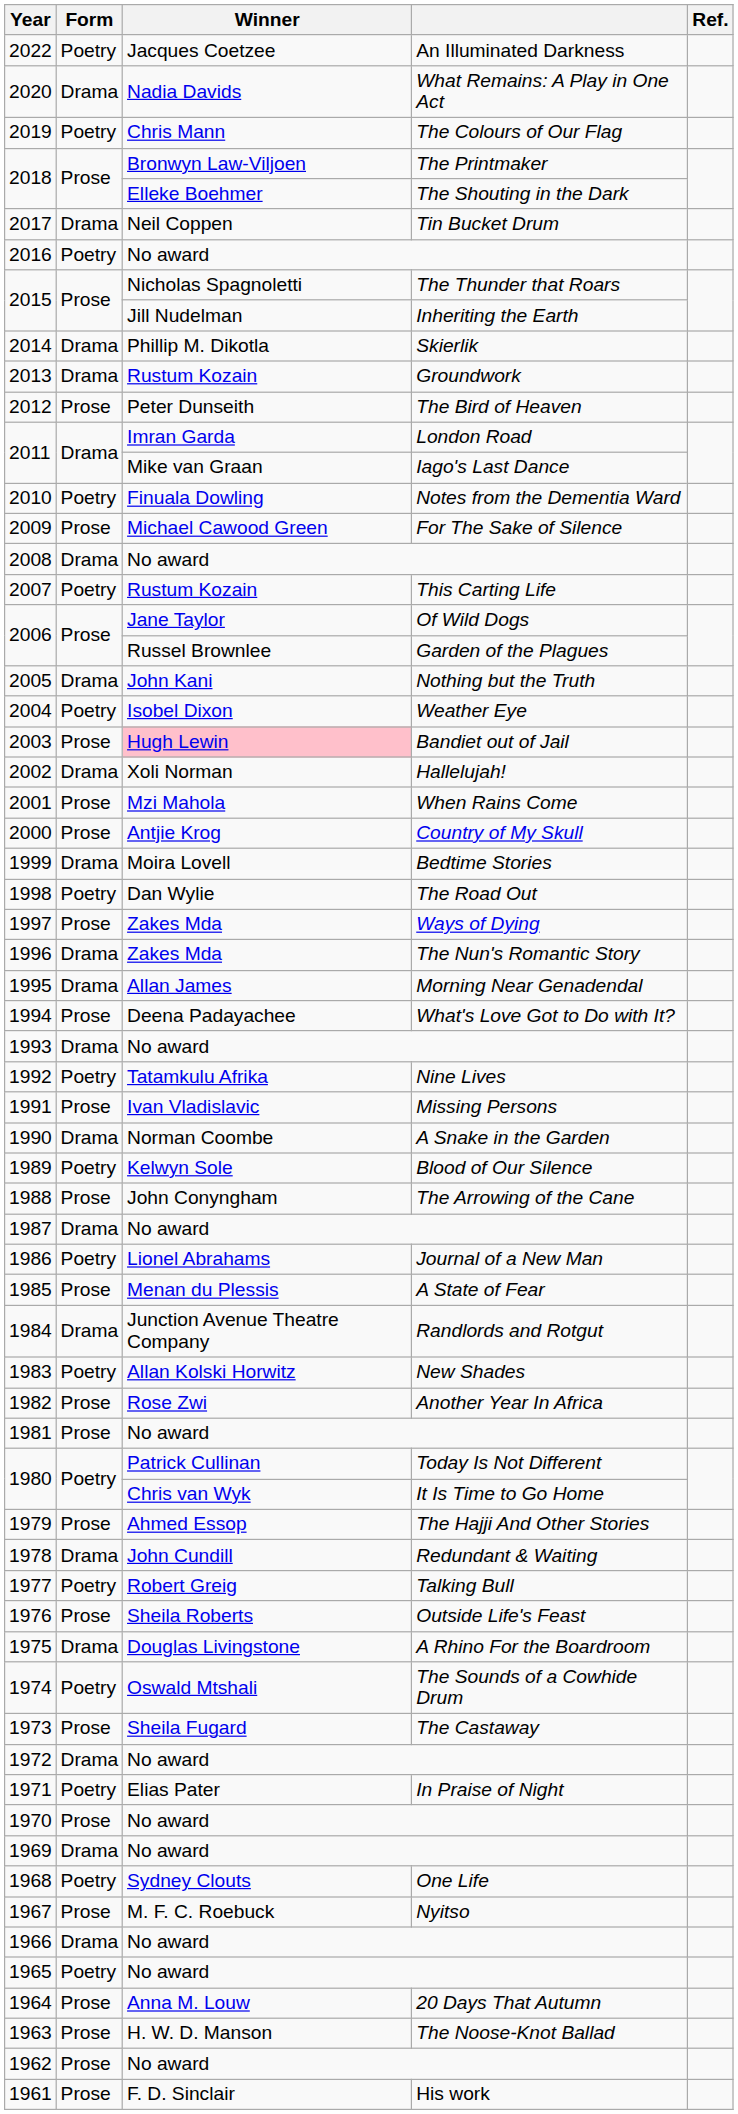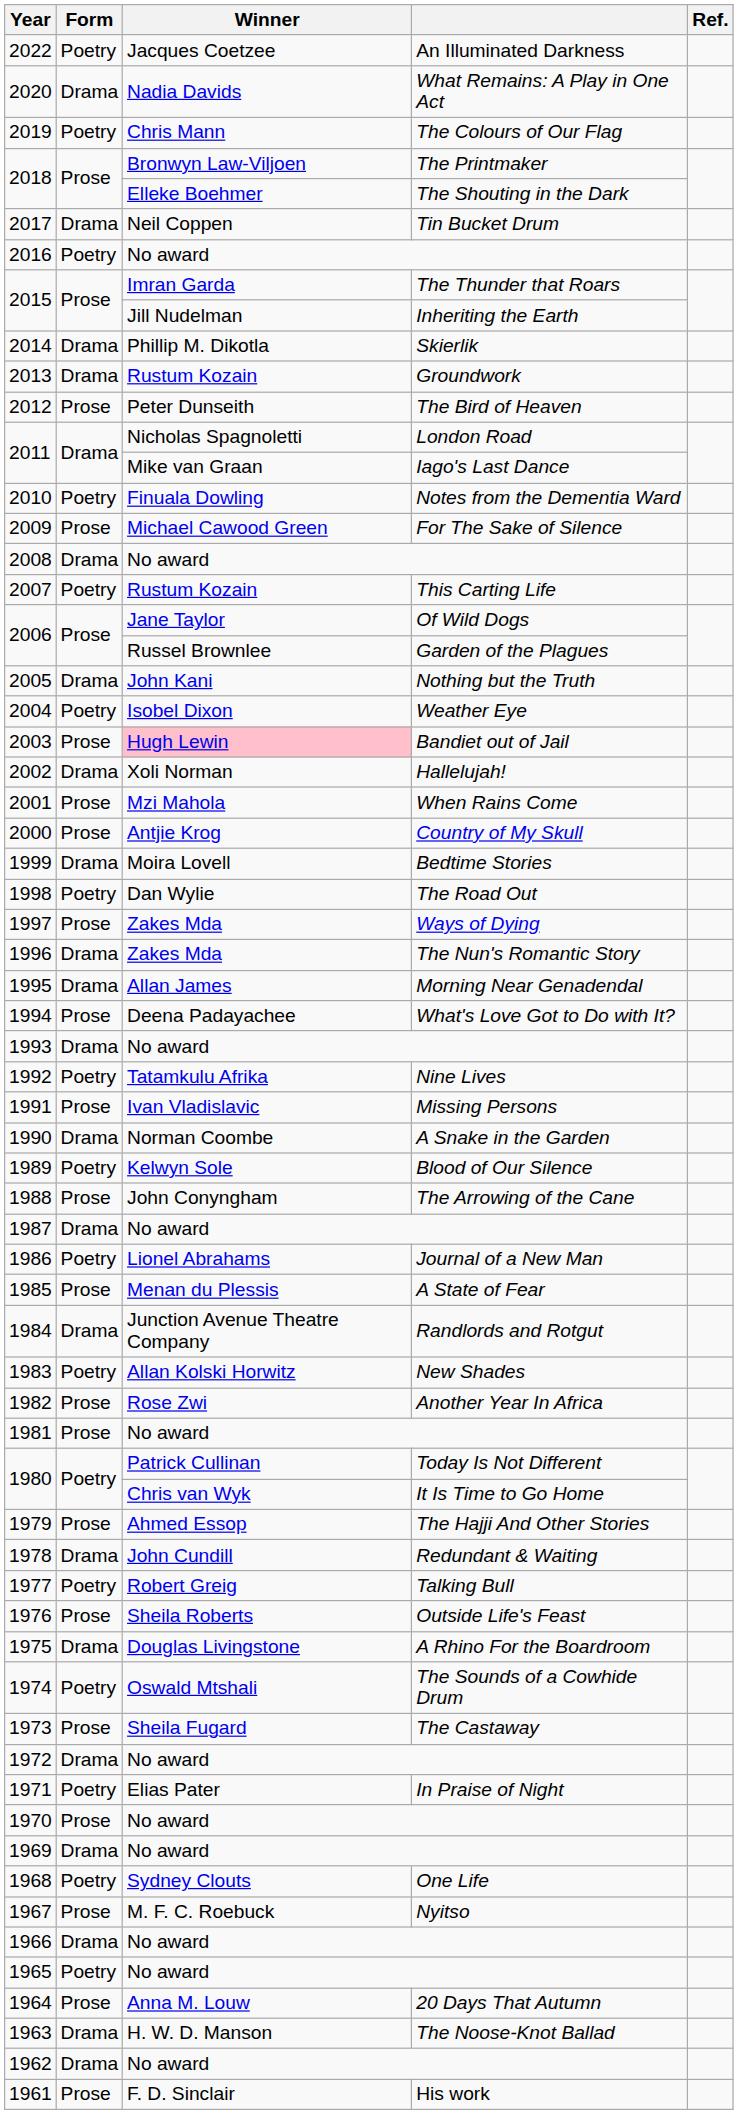(215, 284) Nicholas Spagnoletti -> (181, 284) Imran Garda
(181, 437) Imran Garda -> (215, 437) Nicholas Spagnoletti
(86, 2033) Prose -> (89, 2033) Drama
(86, 2063) Prose -> (89, 2063) Drama
